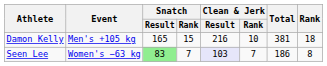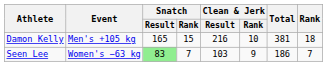(220, 54) lavender background -> (220, 54) no background
(253, 54) 7 -> (253, 54) 9
(310, 54) 8 -> (310, 54) 7
